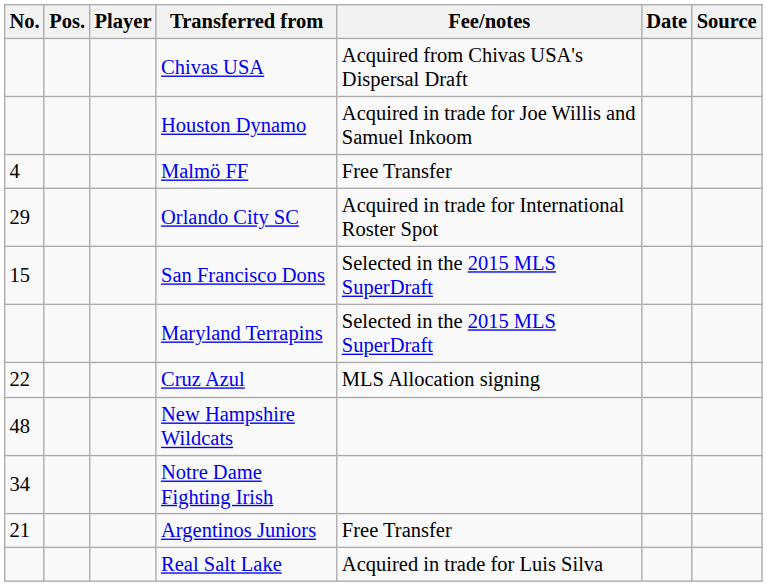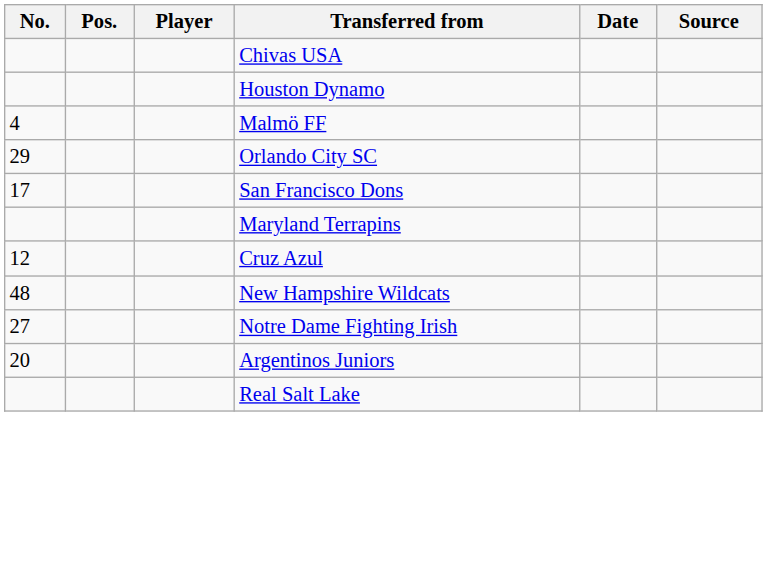- column: (489, 21)
(20, 275) 15 -> (20, 190) 17
(20, 379) 22 -> (20, 258) 12
(20, 484) 34 -> (20, 326) 27
(20, 530) 21 -> (20, 359) 20
